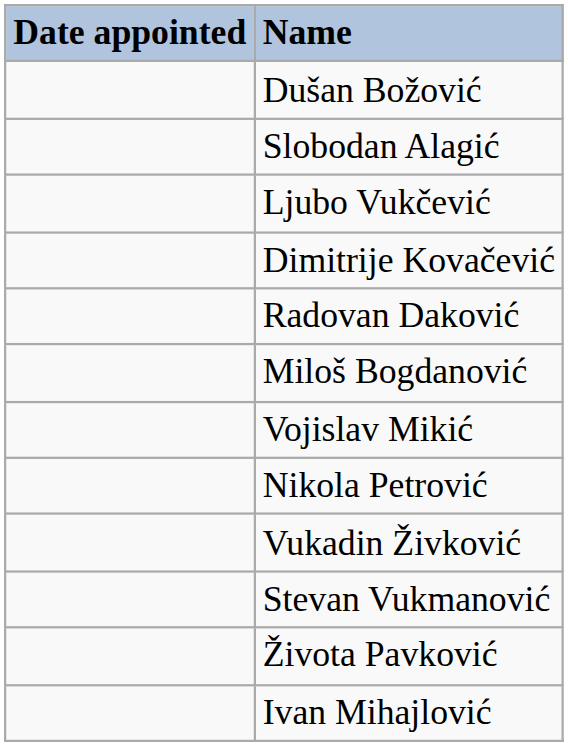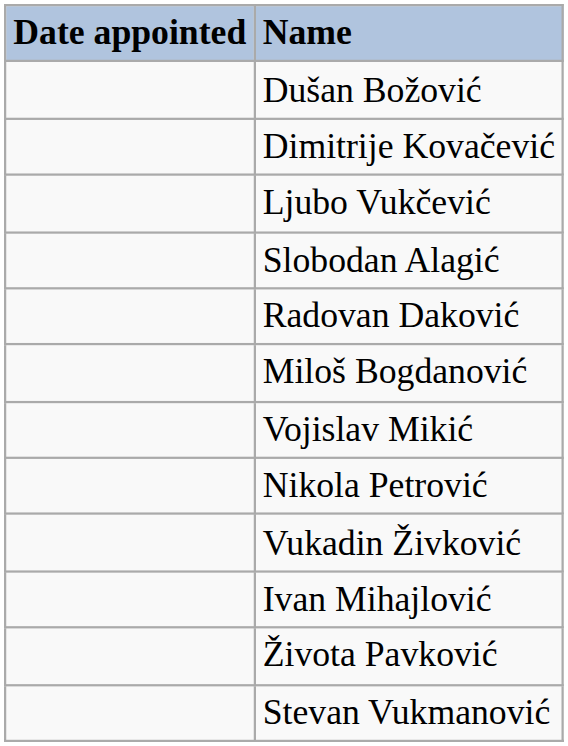rows swapped: (409, 259) <-> (381, 145)
rows swapped: (406, 598) <-> (377, 711)
